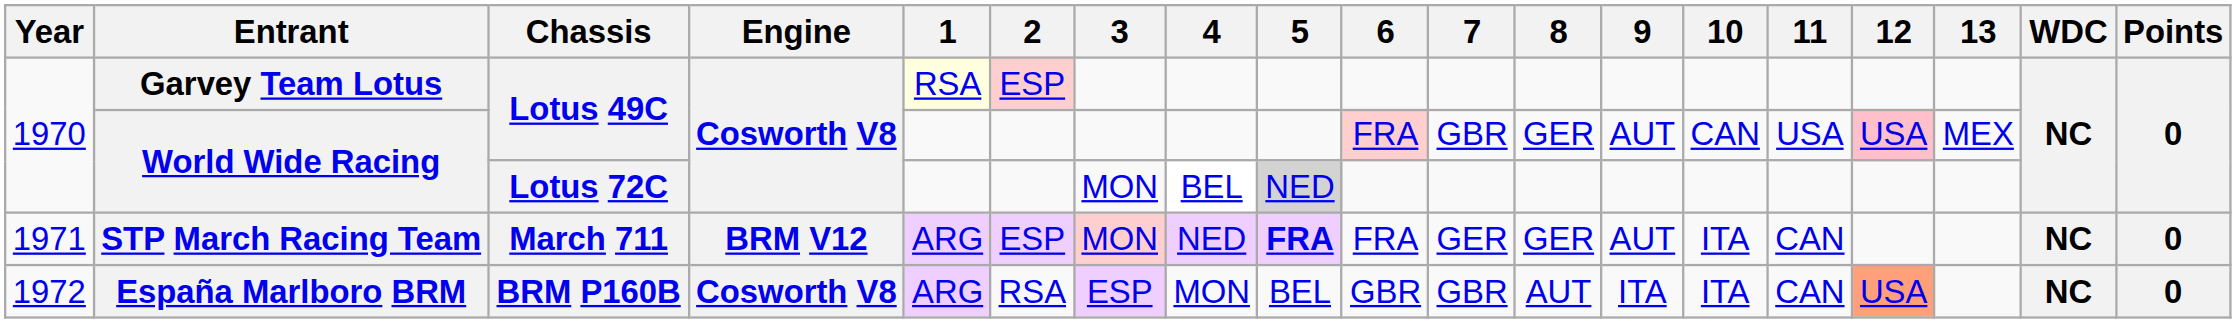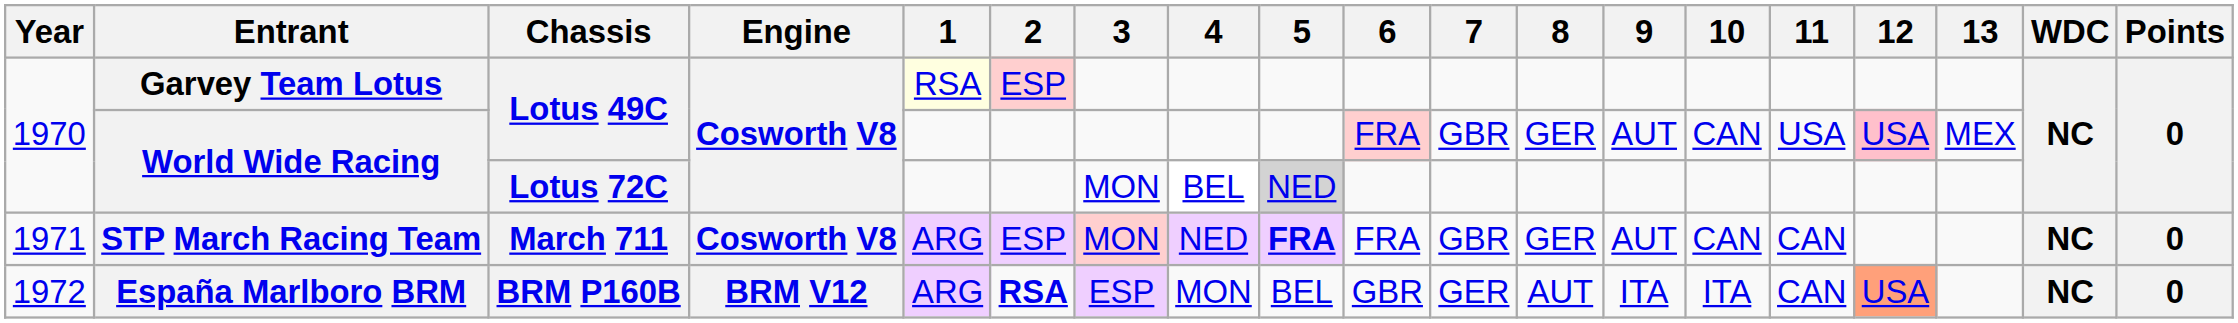(796, 239) BRM V12 -> (796, 239) Cosworth V8
(1472, 239) GER -> (1474, 239) GBR
(1725, 239) ITA -> (1727, 239) CAN
(796, 291) Cosworth V8 -> (796, 291) BRM V12
(1032, 291) normal -> (1033, 291) bold
(1472, 291) GBR -> (1474, 291) GER
